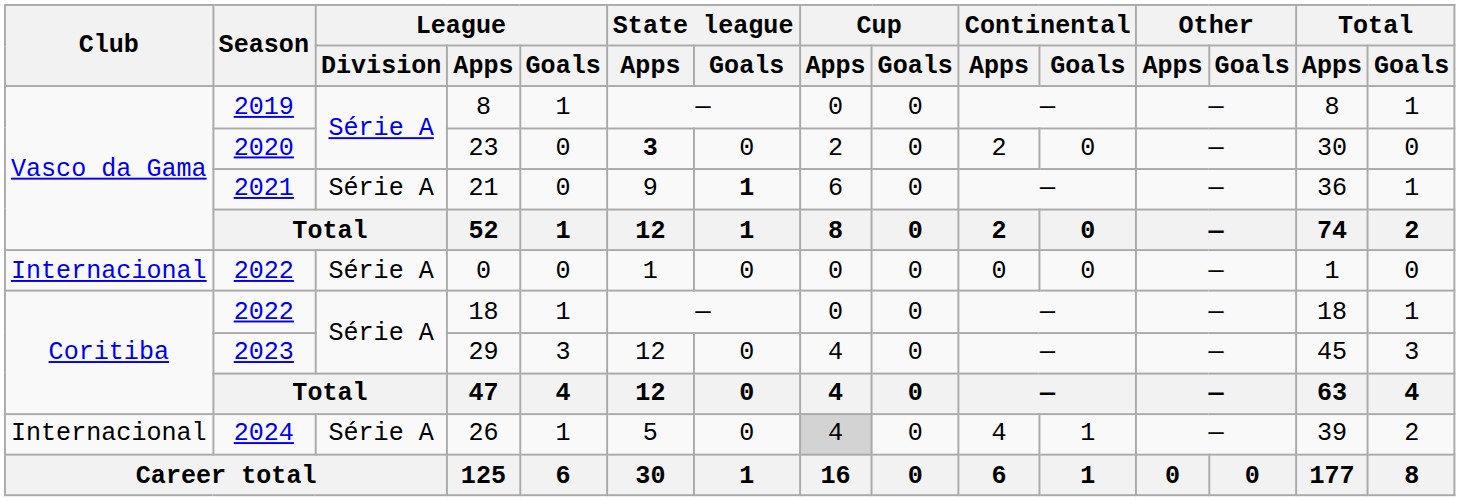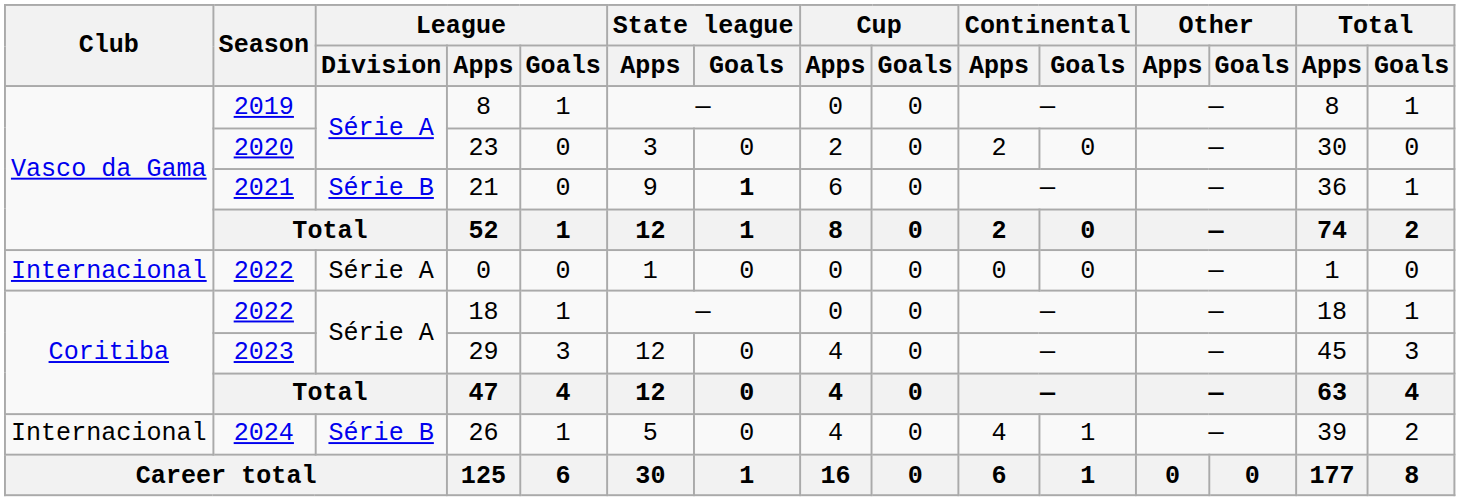(650, 148) bold -> (650, 148) normal
(381, 189) Série A -> (381, 189) Série B
(381, 434) Série A -> (381, 434) Série B
(836, 434) lightgrey background -> (836, 434) no background
